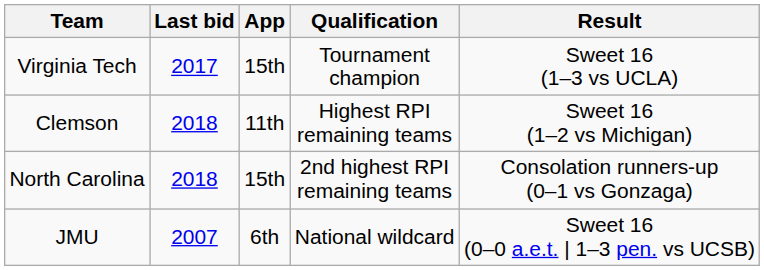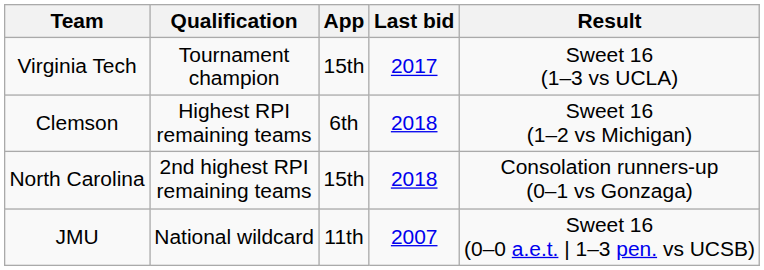columns swapped: (375, 21) <-> (194, 21)
(265, 122) 11th -> (344, 122) 6th
(265, 236) 6th -> (344, 236) 11th
